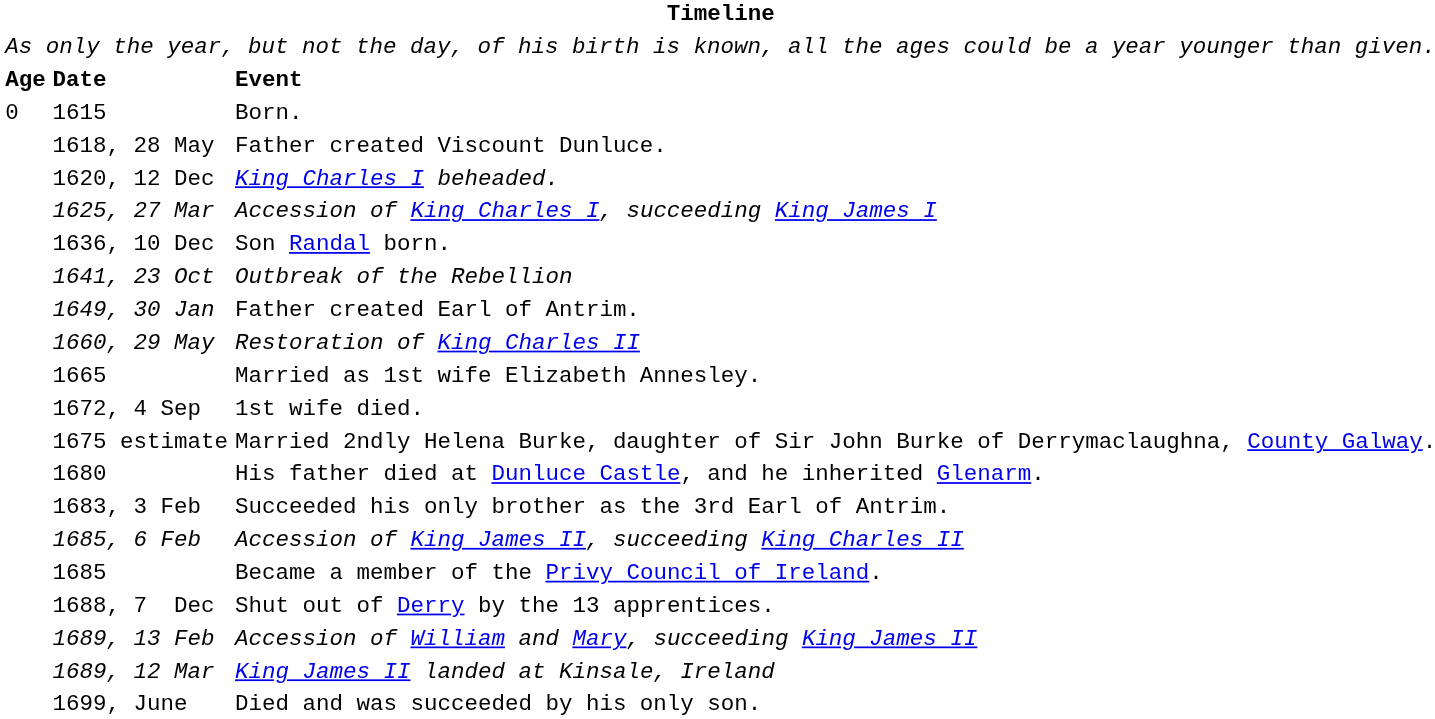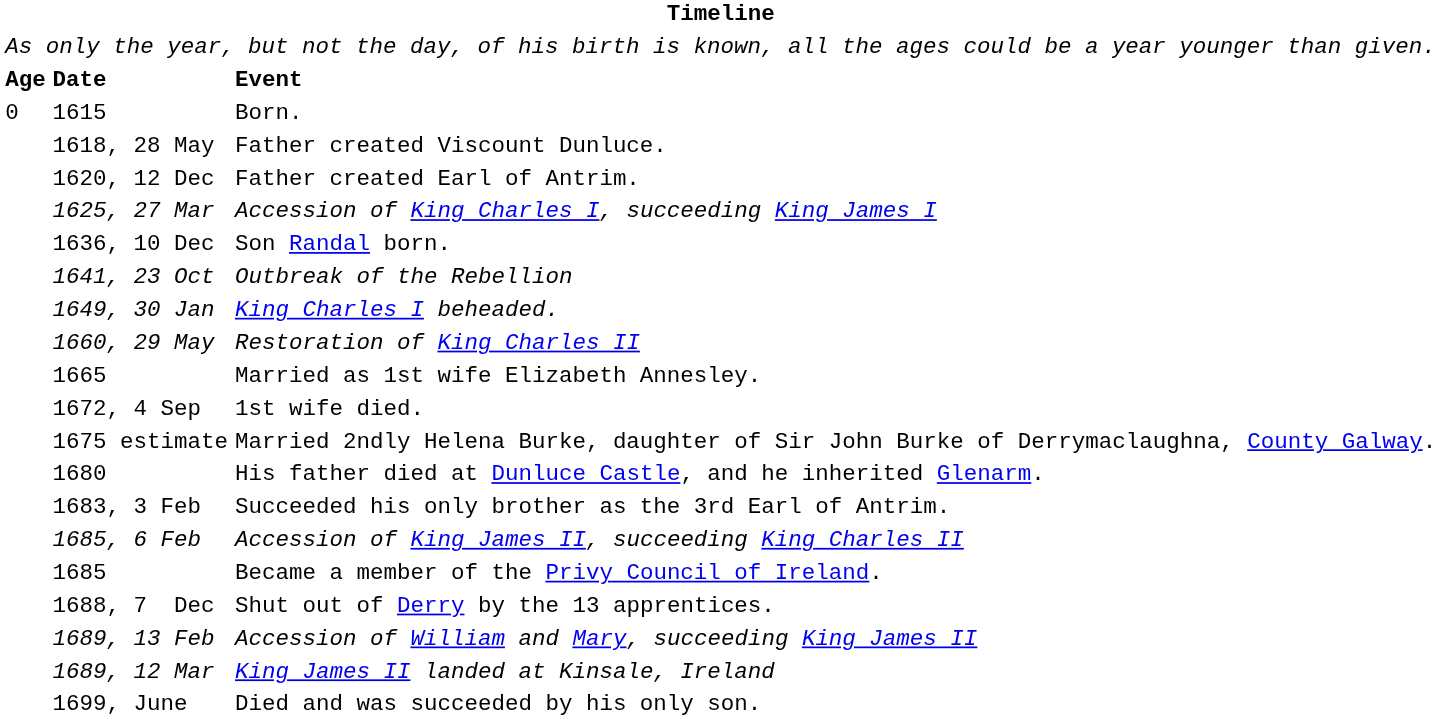(397, 179) King Charles I beheaded. -> (437, 179) Father created Earl of Antrim.
(437, 310) Father created Earl of Antrim. -> (397, 310) King Charles I beheaded.
